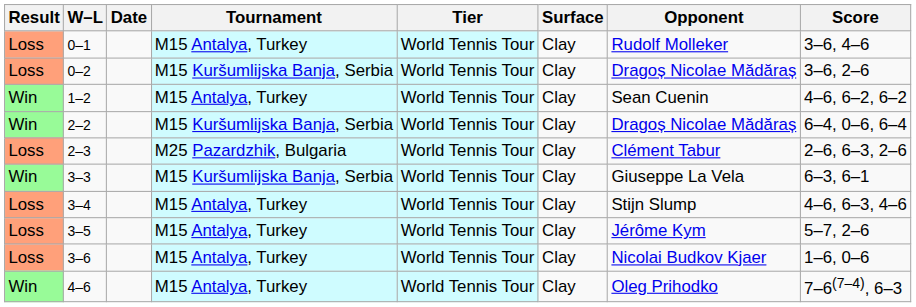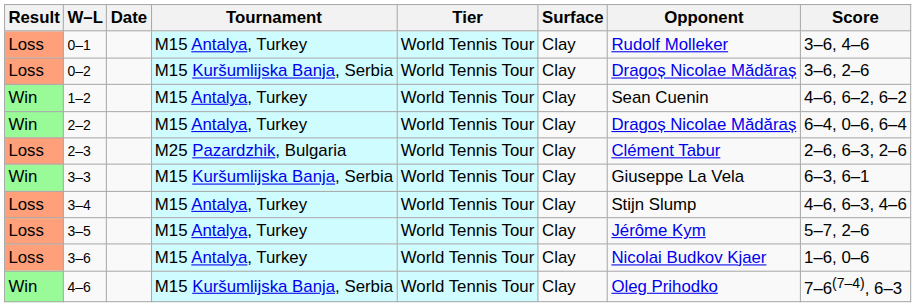(274, 124) M15 Kuršumlijska Banja, Serbia -> (231, 124) M15 Antalya, Turkey
(231, 286) M15 Antalya, Turkey -> (274, 286) M15 Kuršumlijska Banja, Serbia
